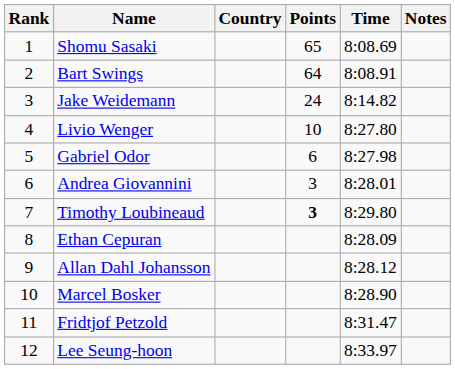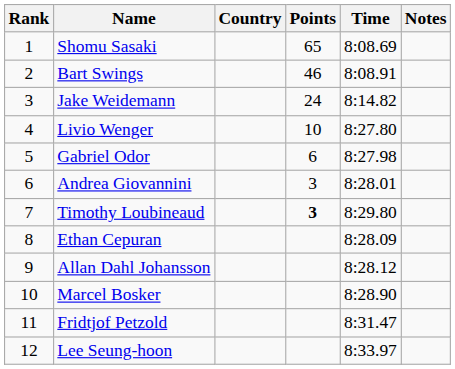(313, 73) 64 -> (313, 73) 46
